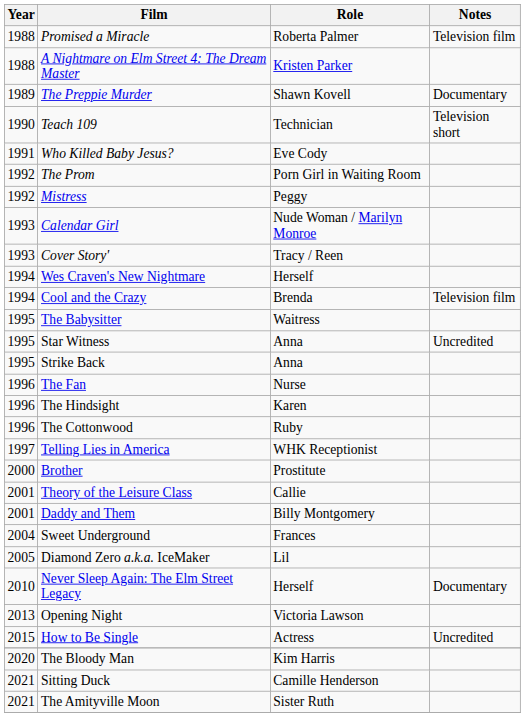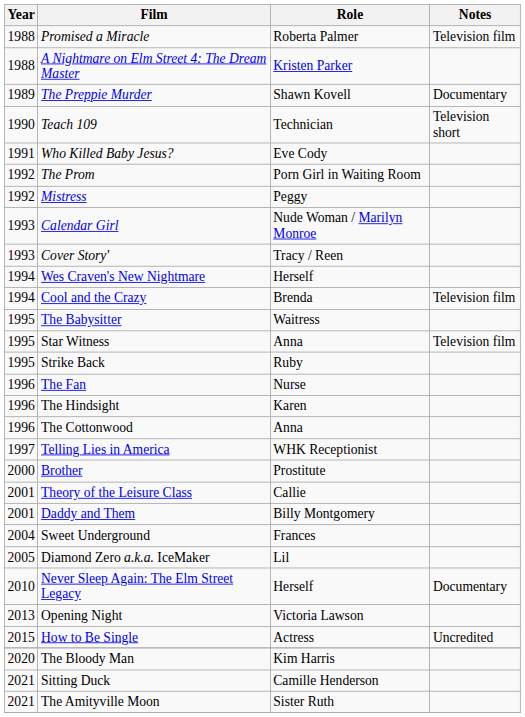(463, 341) Uncredited -> (474, 341) Television film
(288, 363) Anna -> (288, 363) Ruby
(288, 427) Ruby -> (288, 427) Anna
